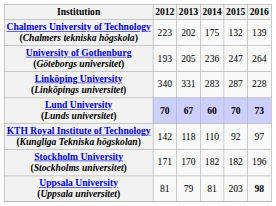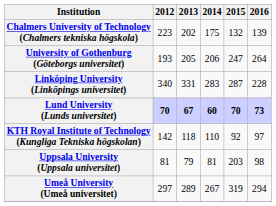(212, 58) 236 -> (212, 58) 206
- row: (79, 162)
(259, 188) bold -> (259, 162) normal
+ row: (79, 188)
